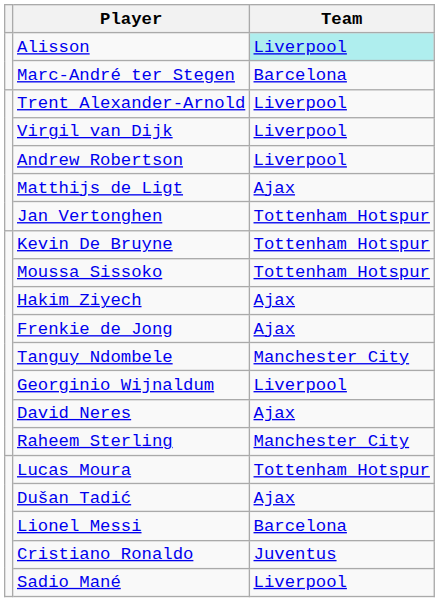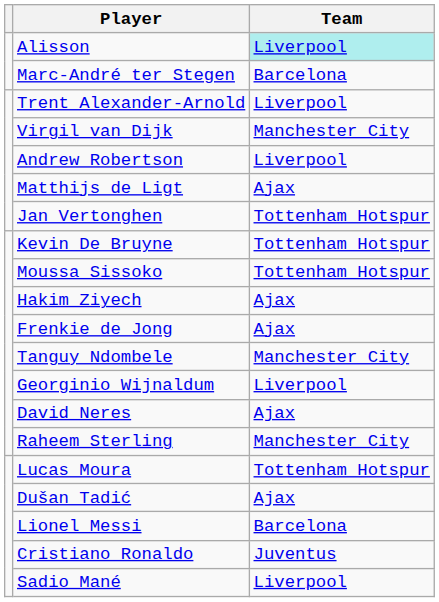(300, 131) Liverpool -> (331, 131) Manchester City
